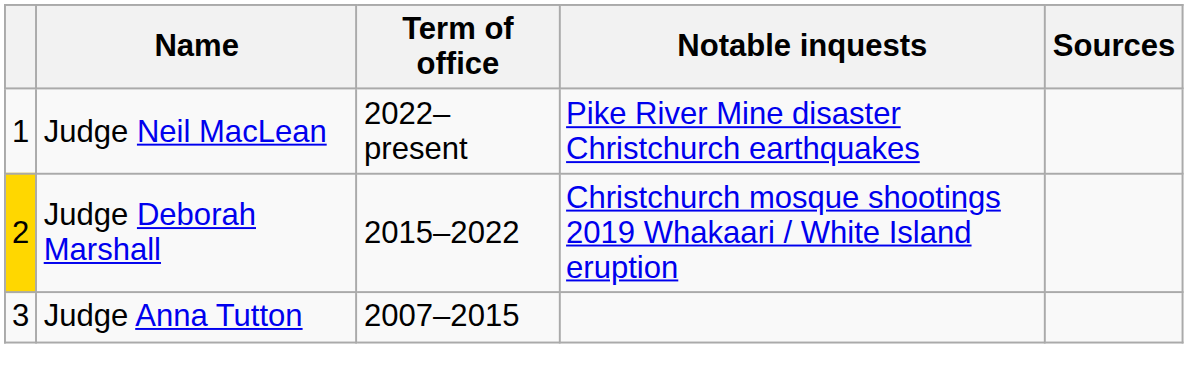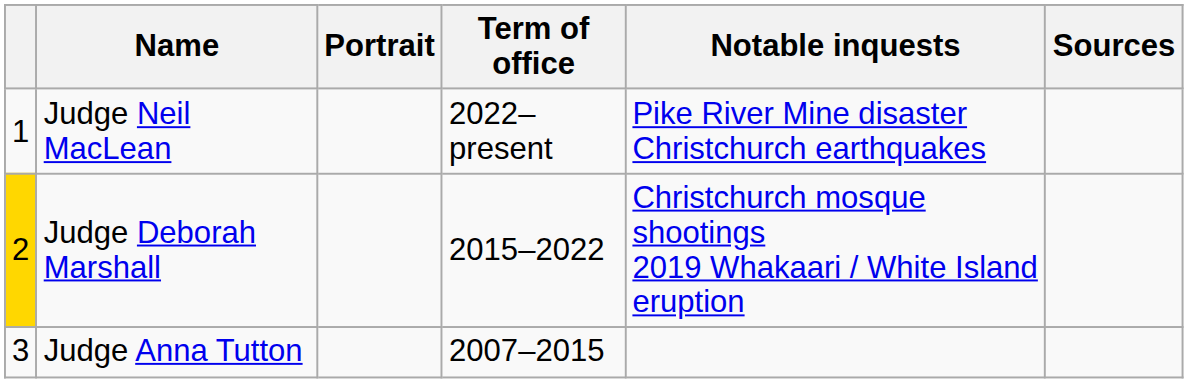+ column: (380, 46)
